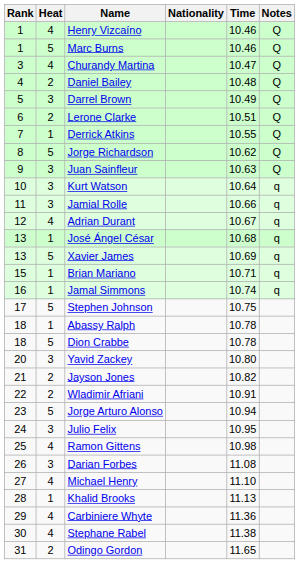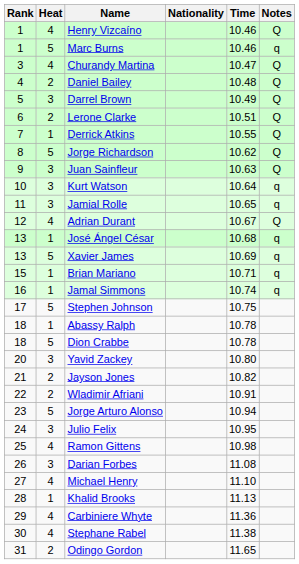(277, 48) Q -> (277, 48) q
(243, 204) 10.66 -> (243, 204) 10.65
(277, 221) q -> (277, 221) Q
